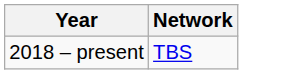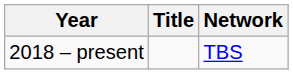+ column: (174, 20)
